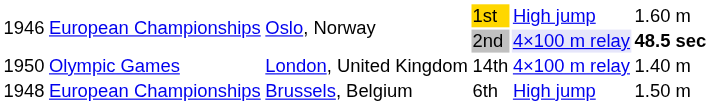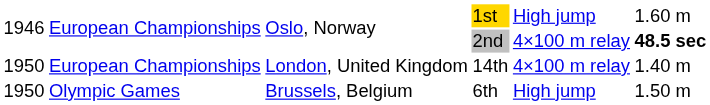(571, 41) lavender background -> (571, 41) no background
(114, 66) Olympic Games -> (155, 66) European Championships
(24, 91) 1948 -> (24, 91) 1950
(155, 91) European Championships -> (114, 91) Olympic Games
